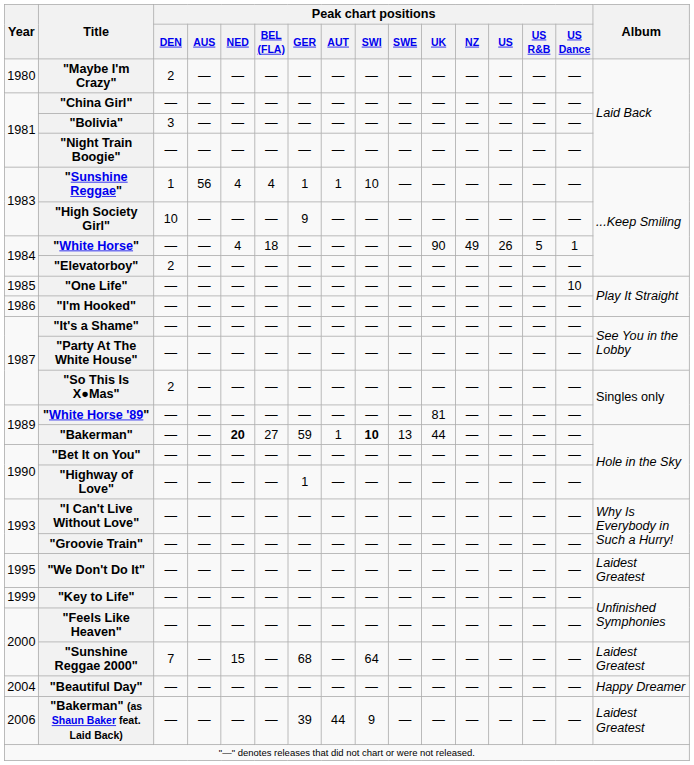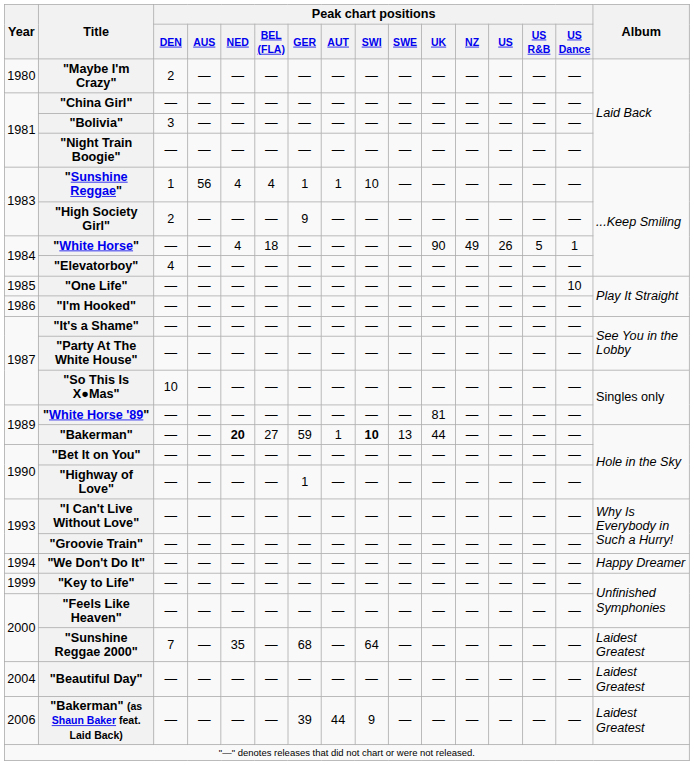(171, 218) 10 -> (171, 218) 2
(171, 266) 2 -> (171, 266) 4
(171, 387) 2 -> (171, 387) 10
(21, 570) 1995 -> (21, 563) 1994
(620, 570) Laidest Greatest -> (641, 563) Happy Dreamer
(238, 659) 15 -> (238, 644) 35
(641, 686) Happy Dreamer -> (620, 679) Laidest Greatest
